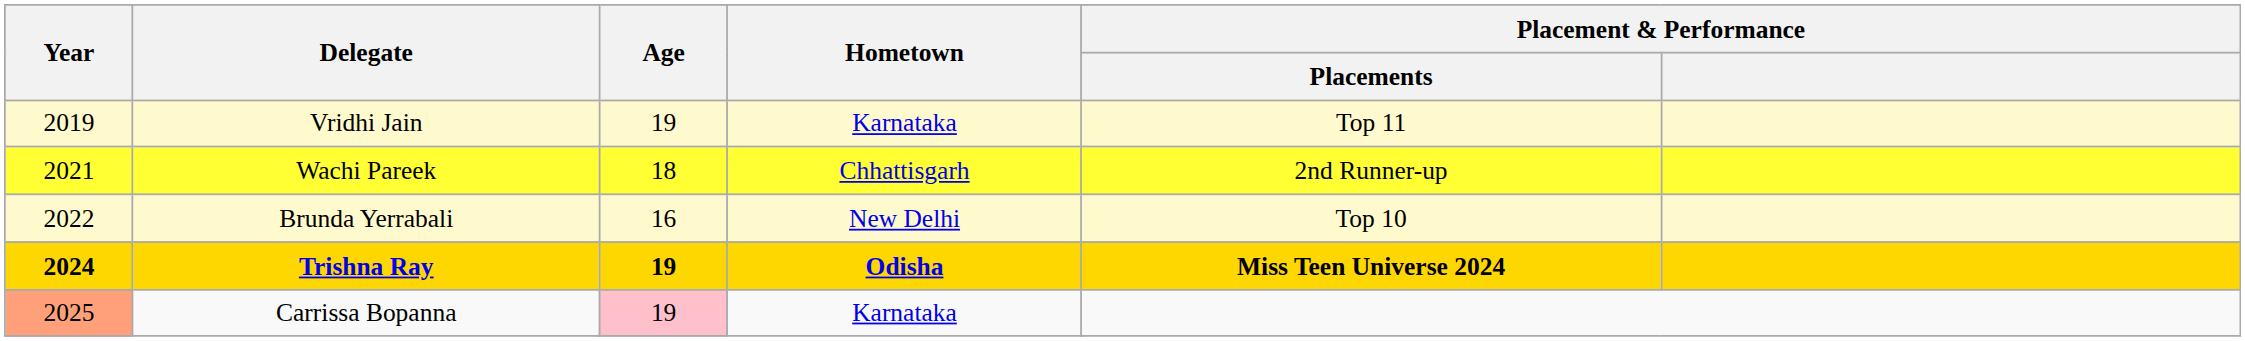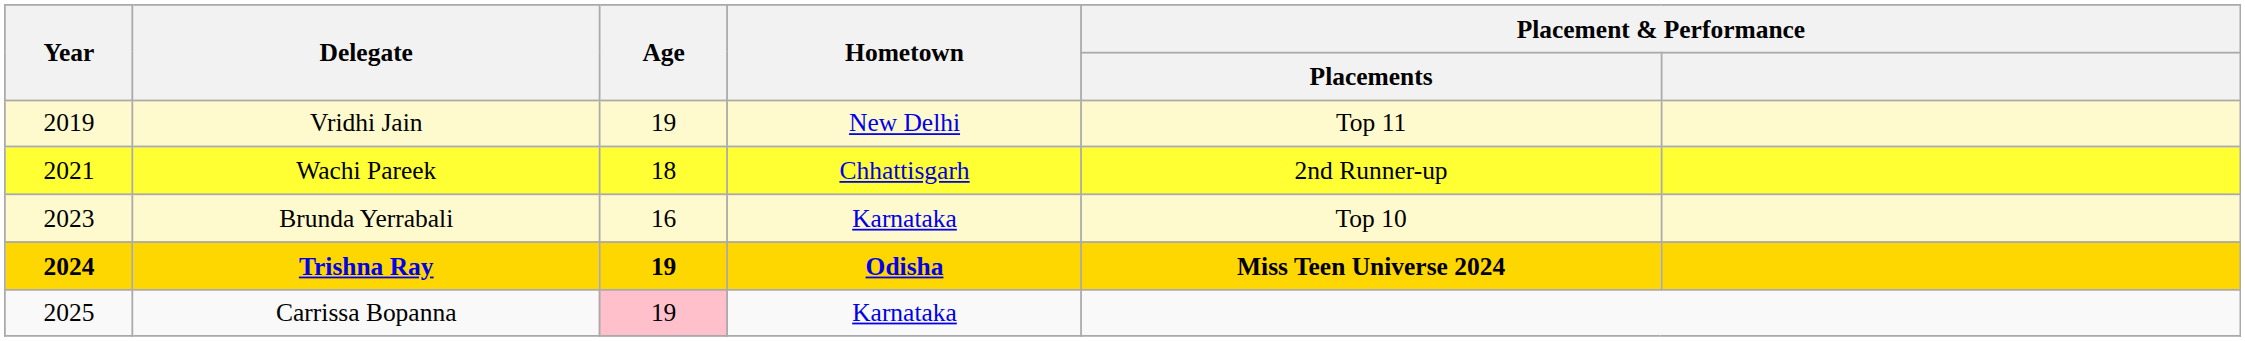(905, 124) Karnataka -> (905, 124) New Delhi
(69, 218) 2022 -> (69, 218) 2023
(905, 218) New Delhi -> (905, 218) Karnataka
(69, 313) lightsalmon background -> (69, 313) no background
